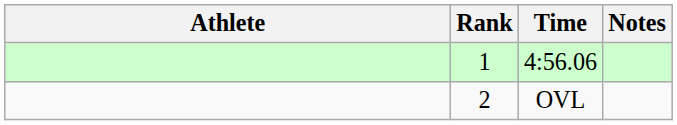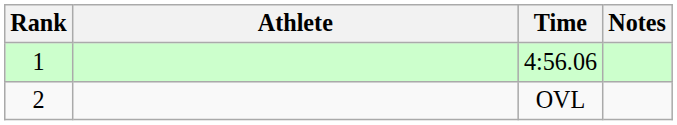columns swapped: (485, 23) <-> (228, 23)
